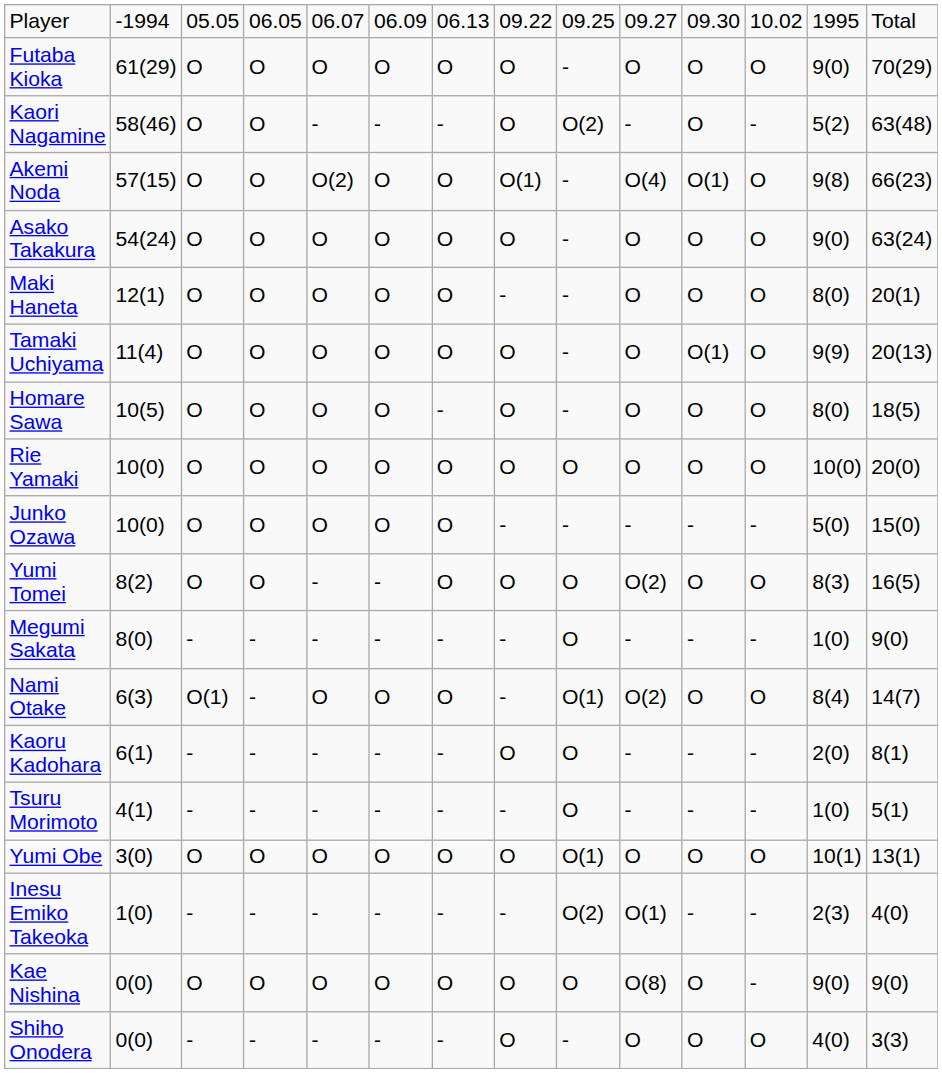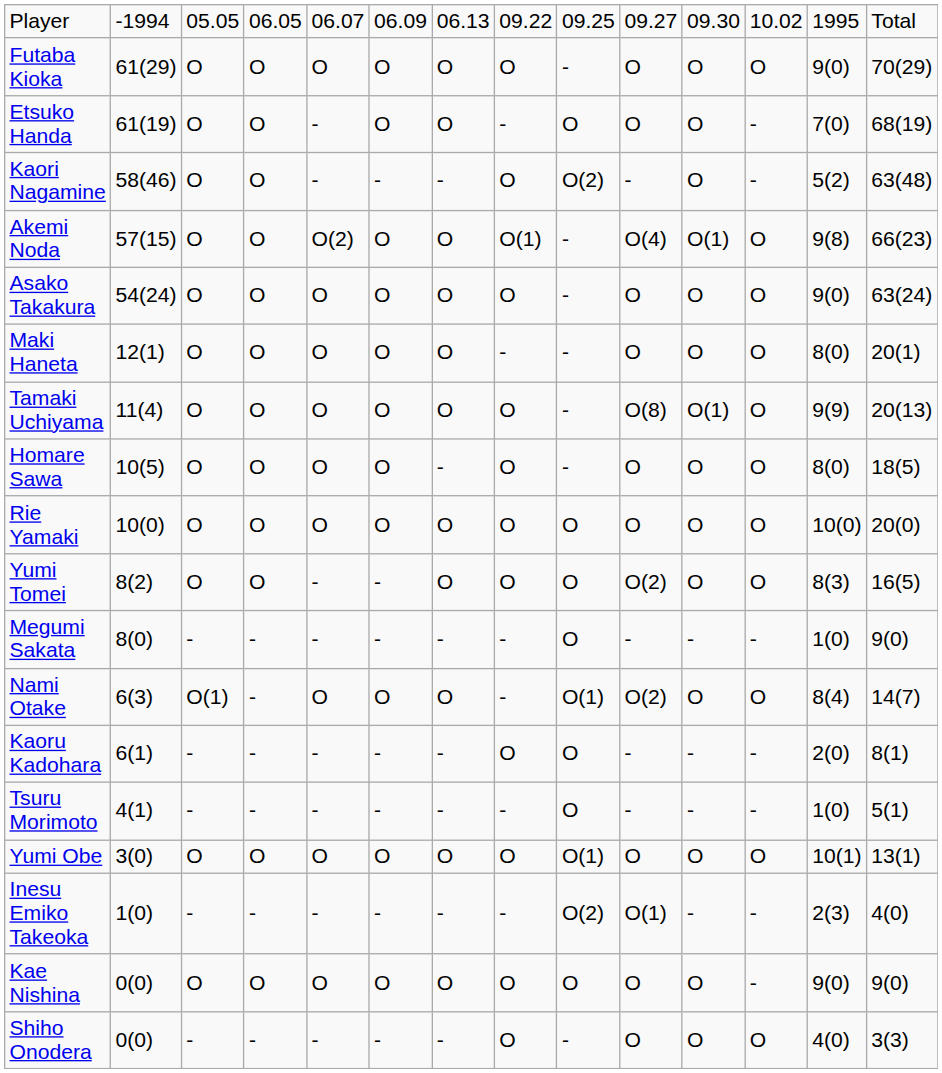+ row: (42, 123)
(633, 352) O -> (646, 410) O(8)
- row: (42, 524)
(646, 982) O(8) -> (633, 982) O
